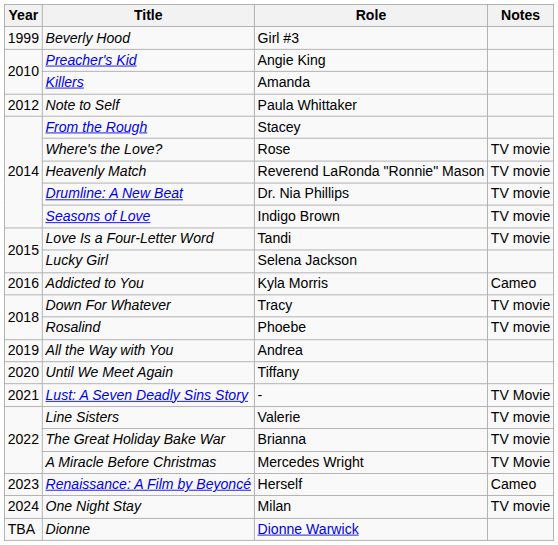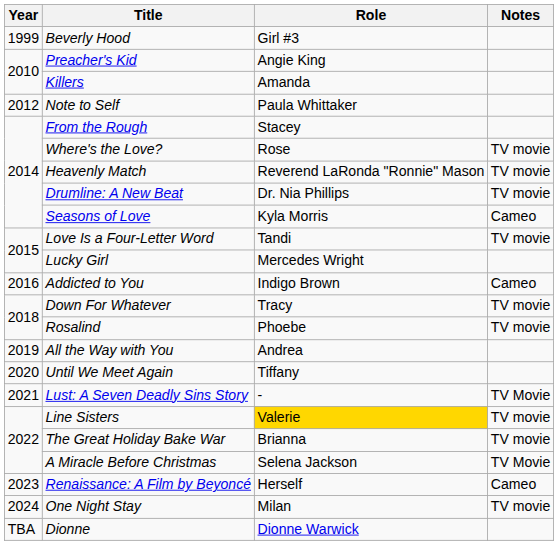(299, 216) Indigo Brown -> (293, 216) Kyla Morris
(521, 216) TV movie -> (514, 216) Cameo
(307, 261) Selena Jackson -> (311, 261) Mercedes Wright
(293, 283) Kyla Morris -> (299, 283) Indigo Brown
(279, 417) no background -> (279, 417) gold background
(311, 462) Mercedes Wright -> (307, 462) Selena Jackson
